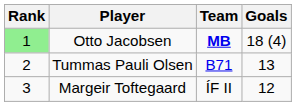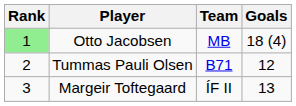(219, 40) bold -> (219, 40) normal
(266, 64) 13 -> (266, 64) 12
(266, 88) 12 -> (266, 88) 13
